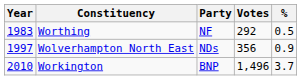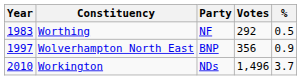(209, 48) NDs -> (209, 48) BNP
(209, 66) BNP -> (209, 66) NDs
